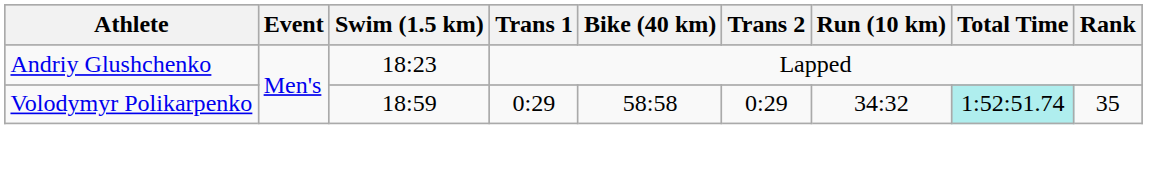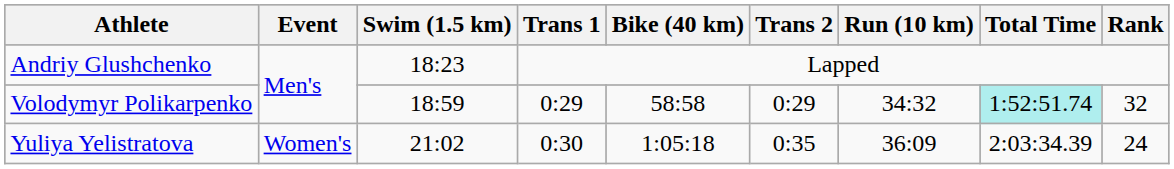(1108, 104) 35 -> (1135, 104) 32
+ row: (102, 143)
